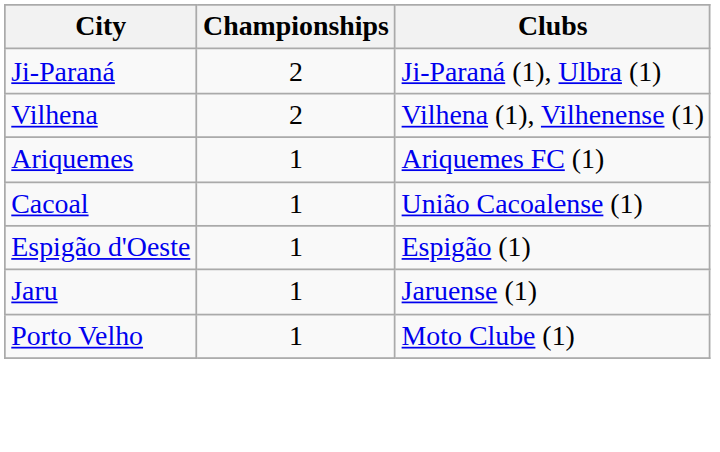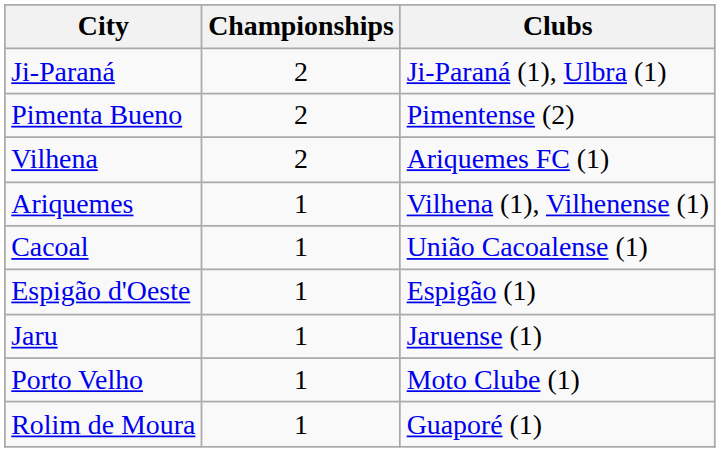+ row: (97, 114)
(553, 114) Vilhena (1), Vilhenense (1) -> (508, 159) Ariquemes FC (1)
(503, 159) Ariquemes FC (1) -> (558, 203) Vilhena (1), Vilhenense (1)
+ row: (103, 423)
